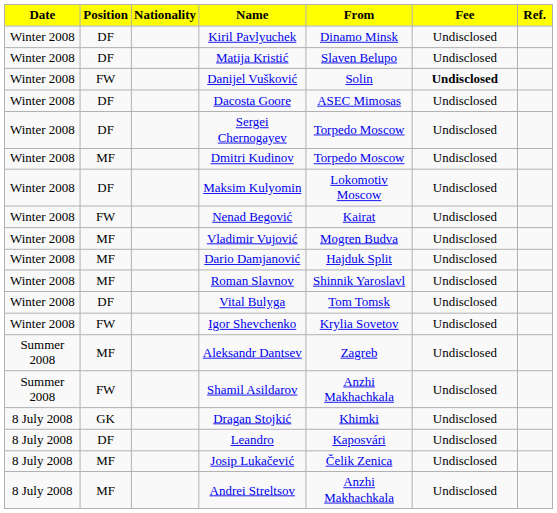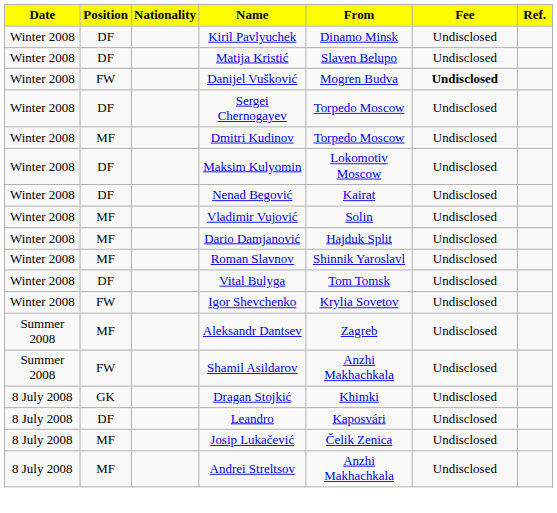(359, 79) Solin -> (359, 79) Mogren Budva
- row: (252, 101)
(106, 217) FW -> (106, 195) DF
(359, 238) Mogren Budva -> (359, 217) Solin
